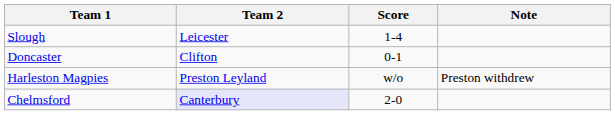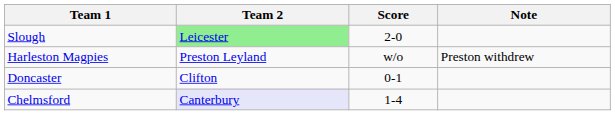(204, 36) no background -> (204, 36) lightgreen background
(393, 36) 1-4 -> (393, 36) 2-0
rows swapped: (34, 57) <-> (58, 78)
(393, 99) 2-0 -> (393, 99) 1-4
